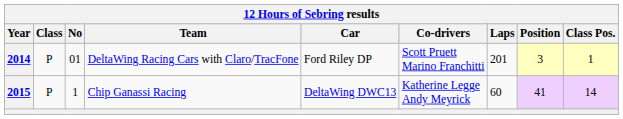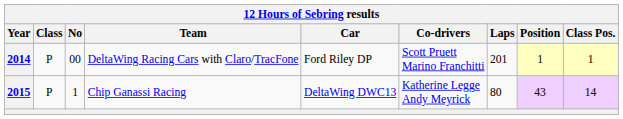(75, 59) 01 -> (75, 59) 00
(540, 59) 3 -> (540, 59) 1
(496, 92) 60 -> (496, 92) 80
(540, 92) 41 -> (540, 92) 43
